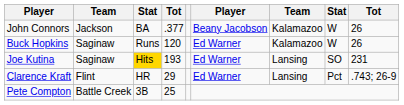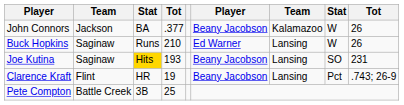(172, 44) 120 -> (172, 44) 210
(297, 44) Kalamazoo -> (290, 44) Lansing
(217, 60) Ed Warner -> (230, 60) Beany Jacobson
(170, 76) 29 -> (170, 76) 19
(217, 76) Ed Warner -> (230, 76) Beany Jacobson
